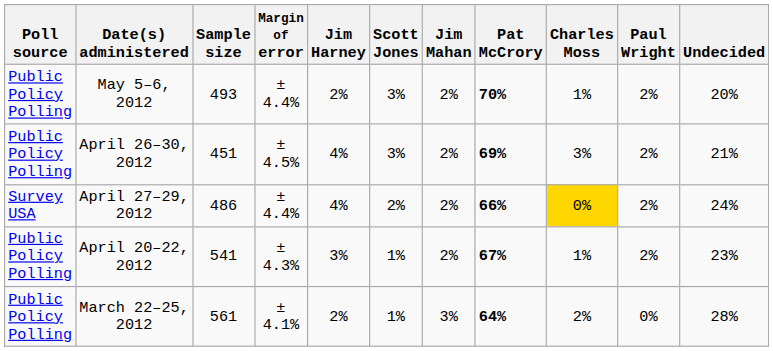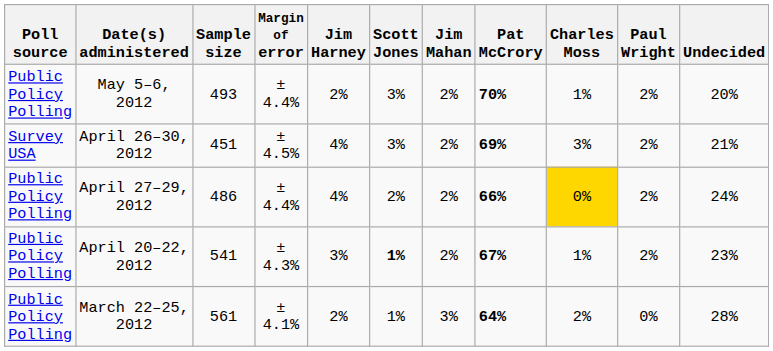(40, 154) Public Policy Polling -> (36, 146) Survey USA
(36, 205) Survey USA -> (40, 197) Public Policy Polling
(396, 257) normal -> (396, 257) bold
